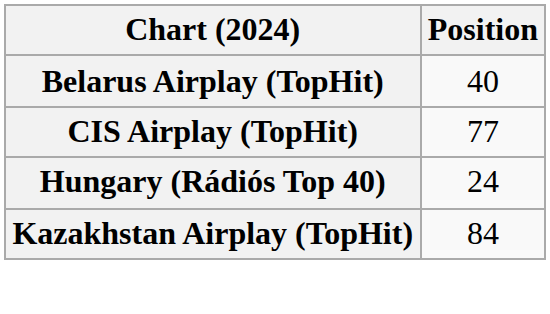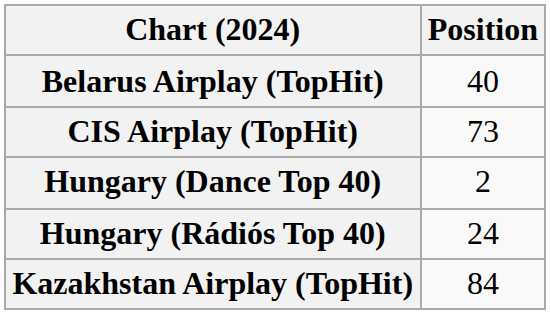(483, 131) 77 -> (483, 131) 73
+ row: (213, 182)
